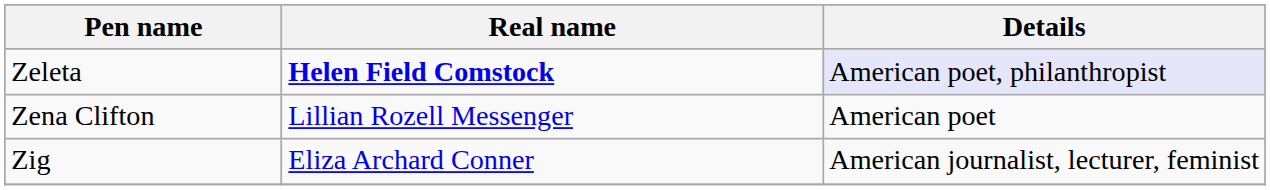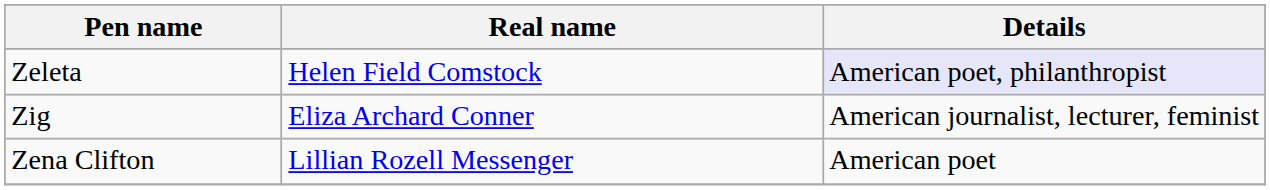(421, 71) bold -> (415, 71) normal
rows swapped: (83, 116) <-> (31, 160)
